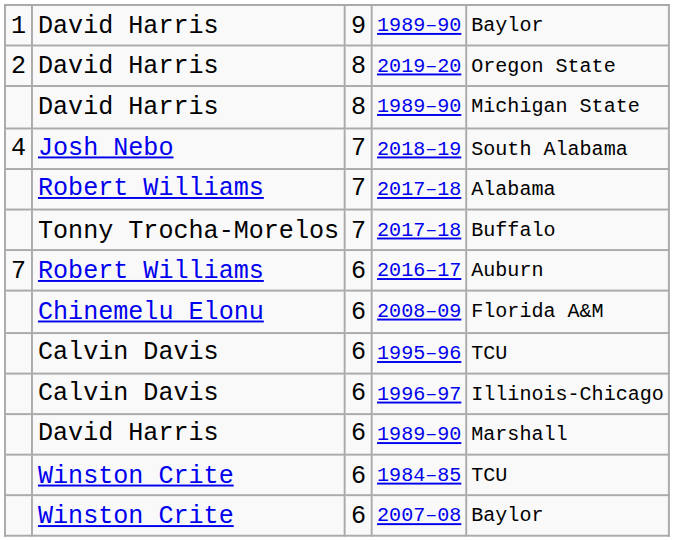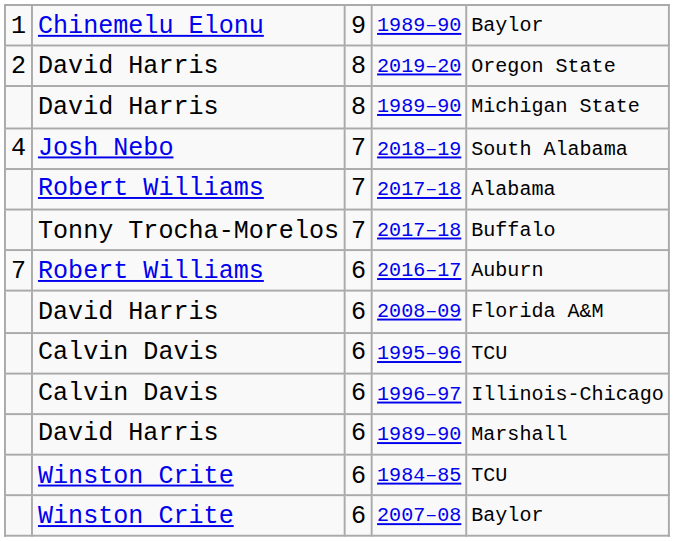(128, 25) David Harris -> (151, 25) Chinemelu Elonu
(151, 312) Chinemelu Elonu -> (128, 312) David Harris
